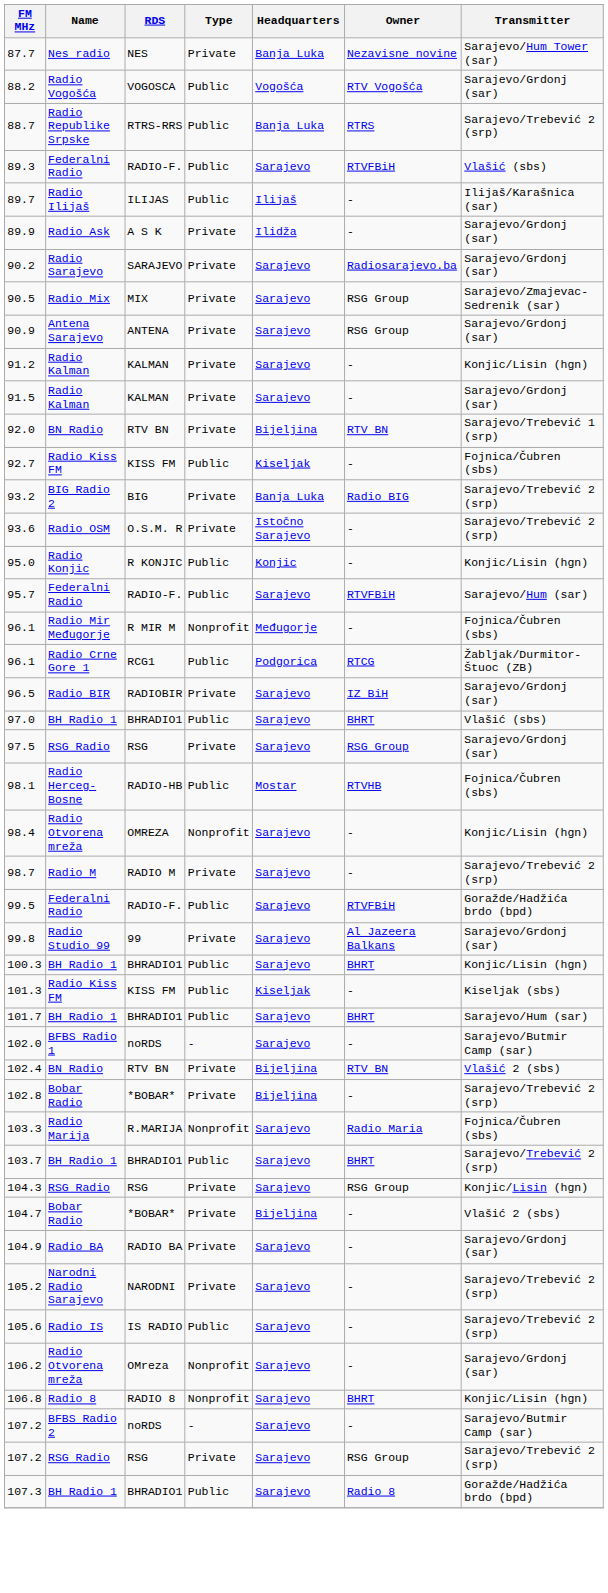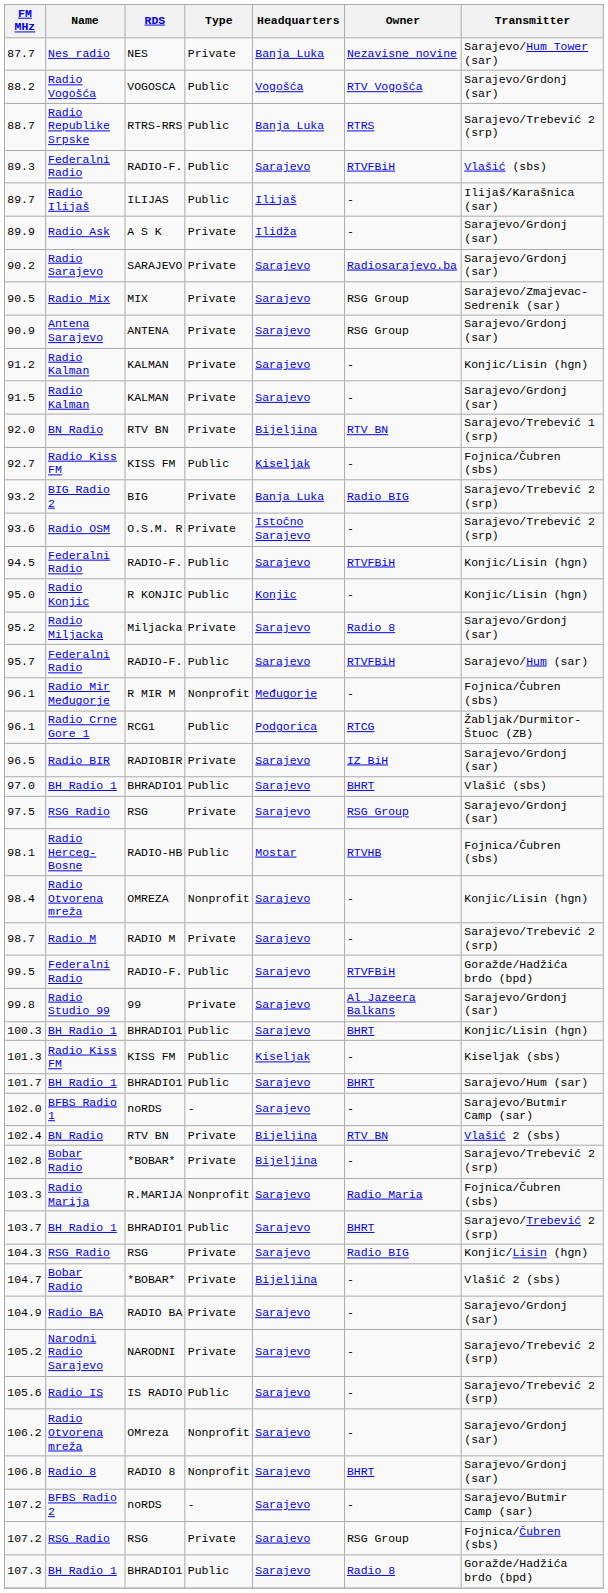+ row: (21, 562)
+ row: (21, 628)
(378, 1187) RSG Group -> (378, 1253) Radio BIG
(526, 1399) Konjic/Lisin (hgn) -> (516, 1472) Sarajevo/Grdonj (sar)
(530, 1458) Sarajevo/Trebević 2 (srp) -> (512, 1538) Fojnica/Čubren (sbs)
